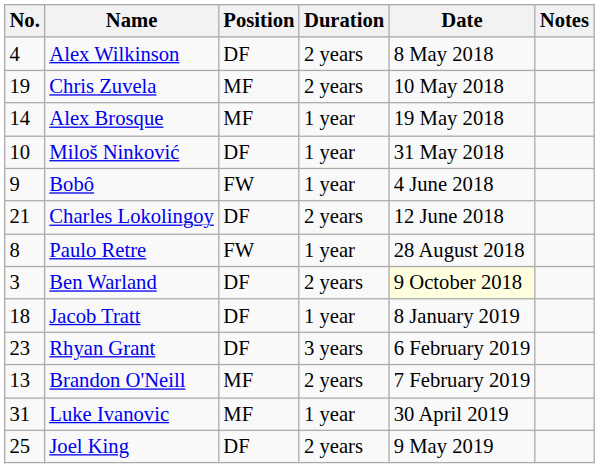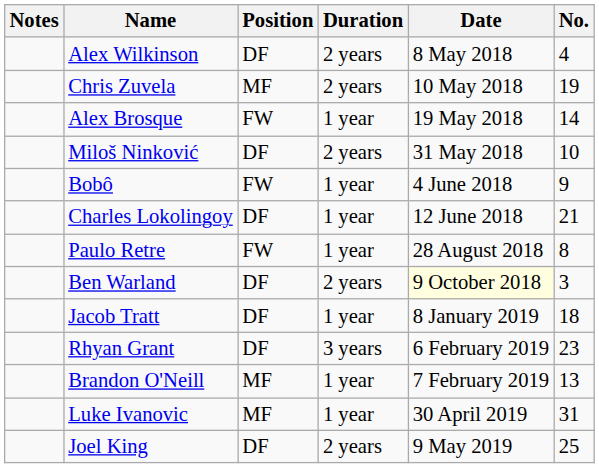columns swapped: (25, 20) <-> (564, 20)
(238, 119) MF -> (258, 119) FW
(329, 151) 1 year -> (352, 151) 2 years
(334, 217) 2 years -> (348, 217) 1 year
(334, 380) 2 years -> (348, 380) 1 year
